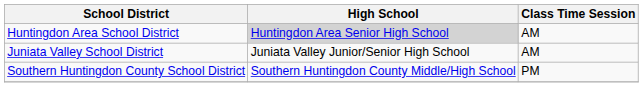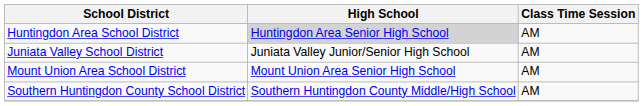+ row: (96, 71)
(530, 71) PM -> (530, 91) AM
